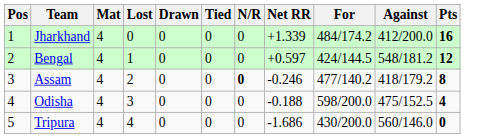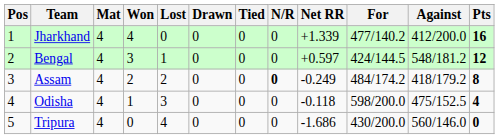+ column: (140, 15)
(344, 36) 484/174.2 -> (378, 36) 477/140.2
(285, 79) -0.246 -> (318, 79) -0.249
(344, 79) 477/140.2 -> (378, 79) 484/174.2
(285, 101) -0.188 -> (318, 101) -0.118
